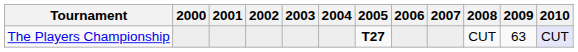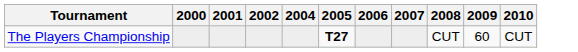- column: (300, 15)
(518, 37) 63 -> (482, 37) 60
(555, 37) lavender background -> (518, 37) no background
